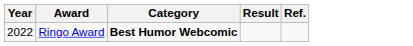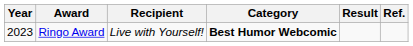+ column: (157, 13)
(20, 32) 2022 -> (20, 32) 2023
